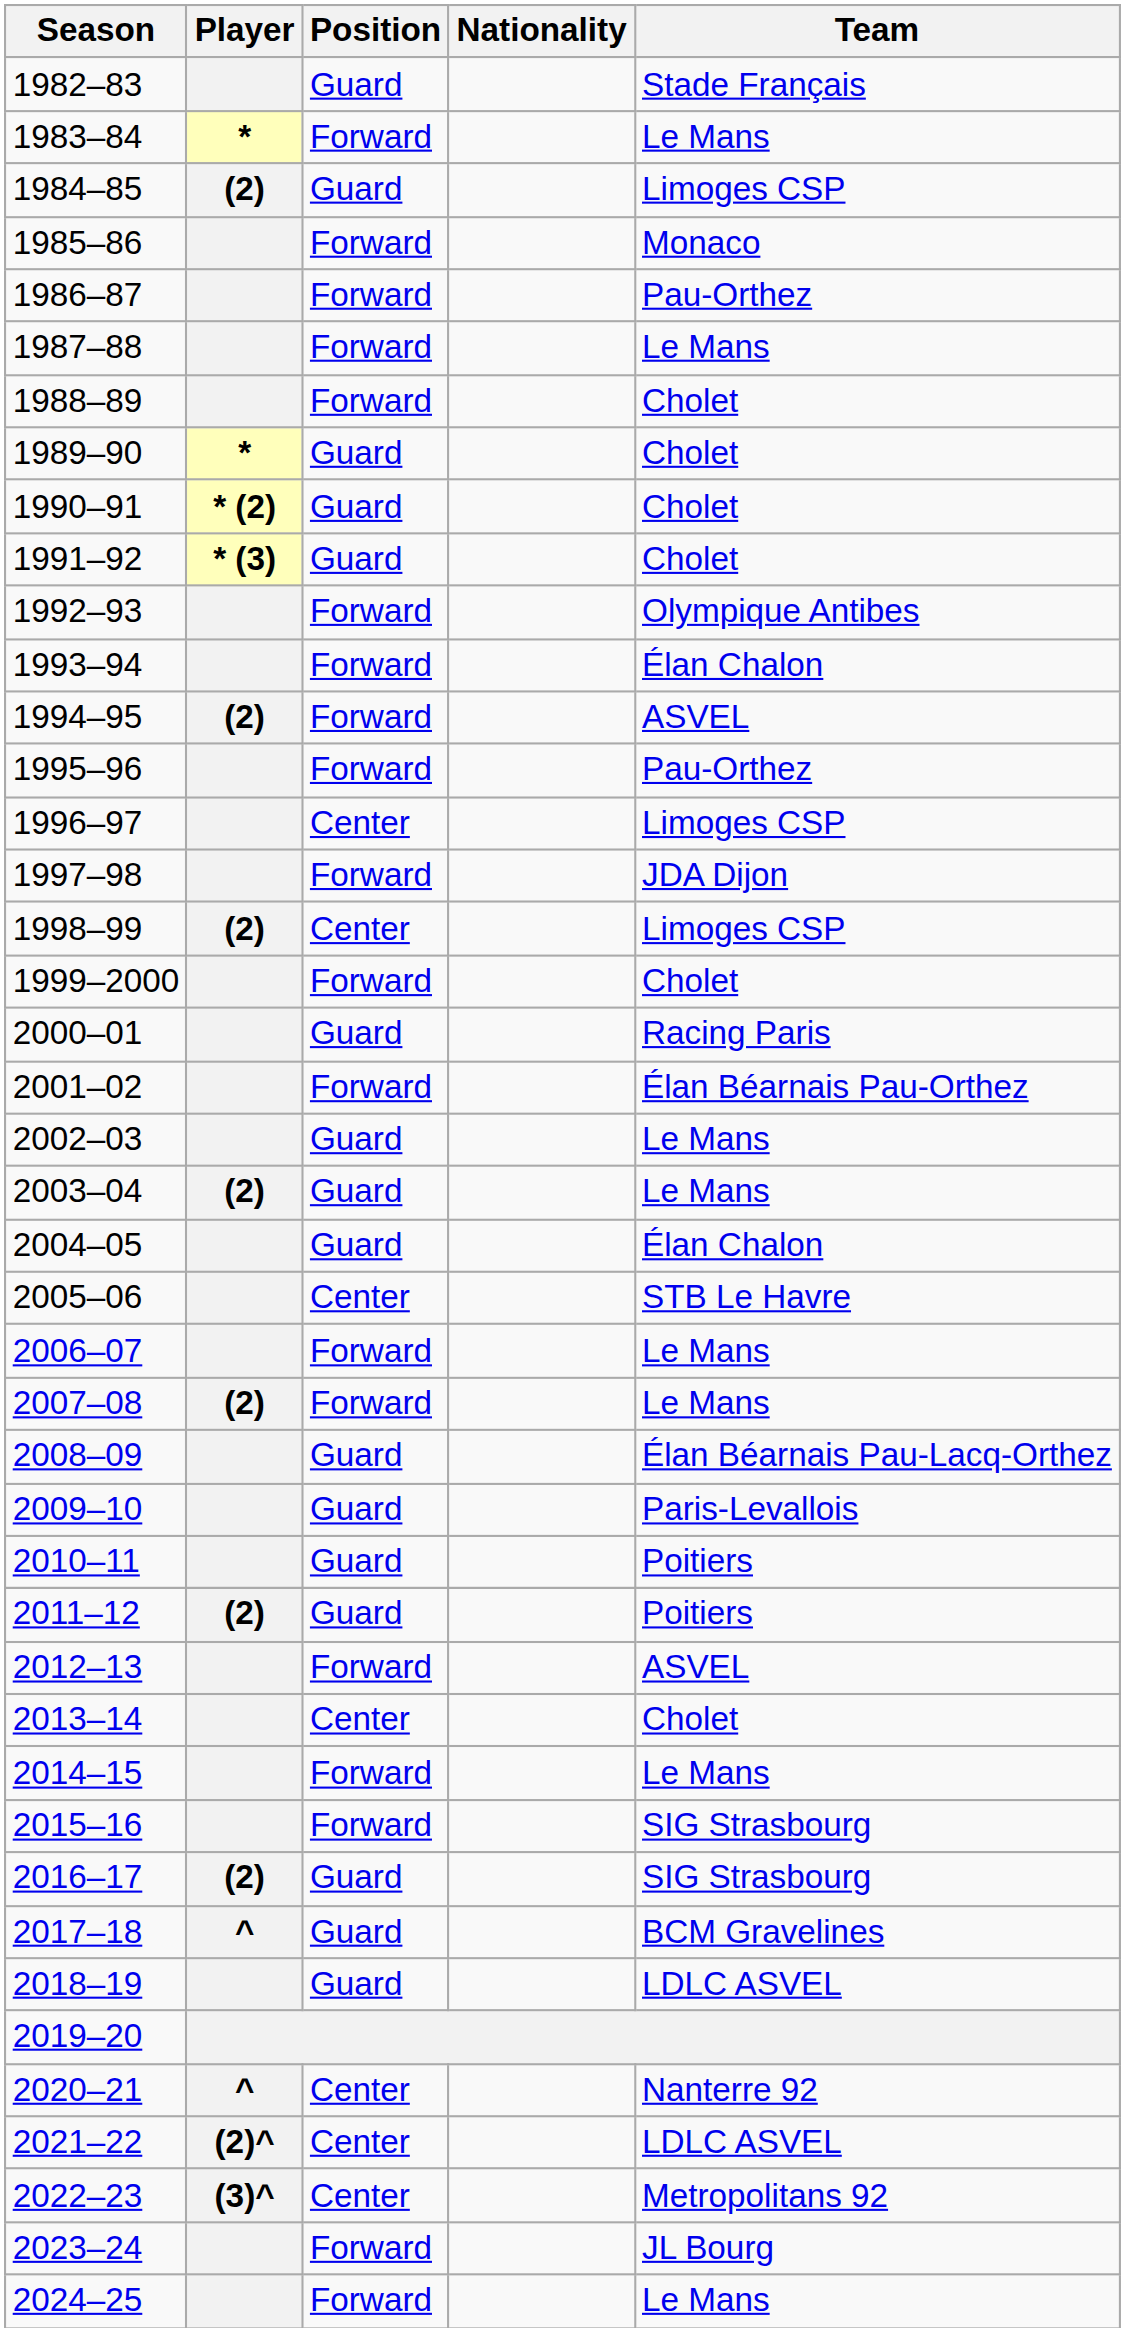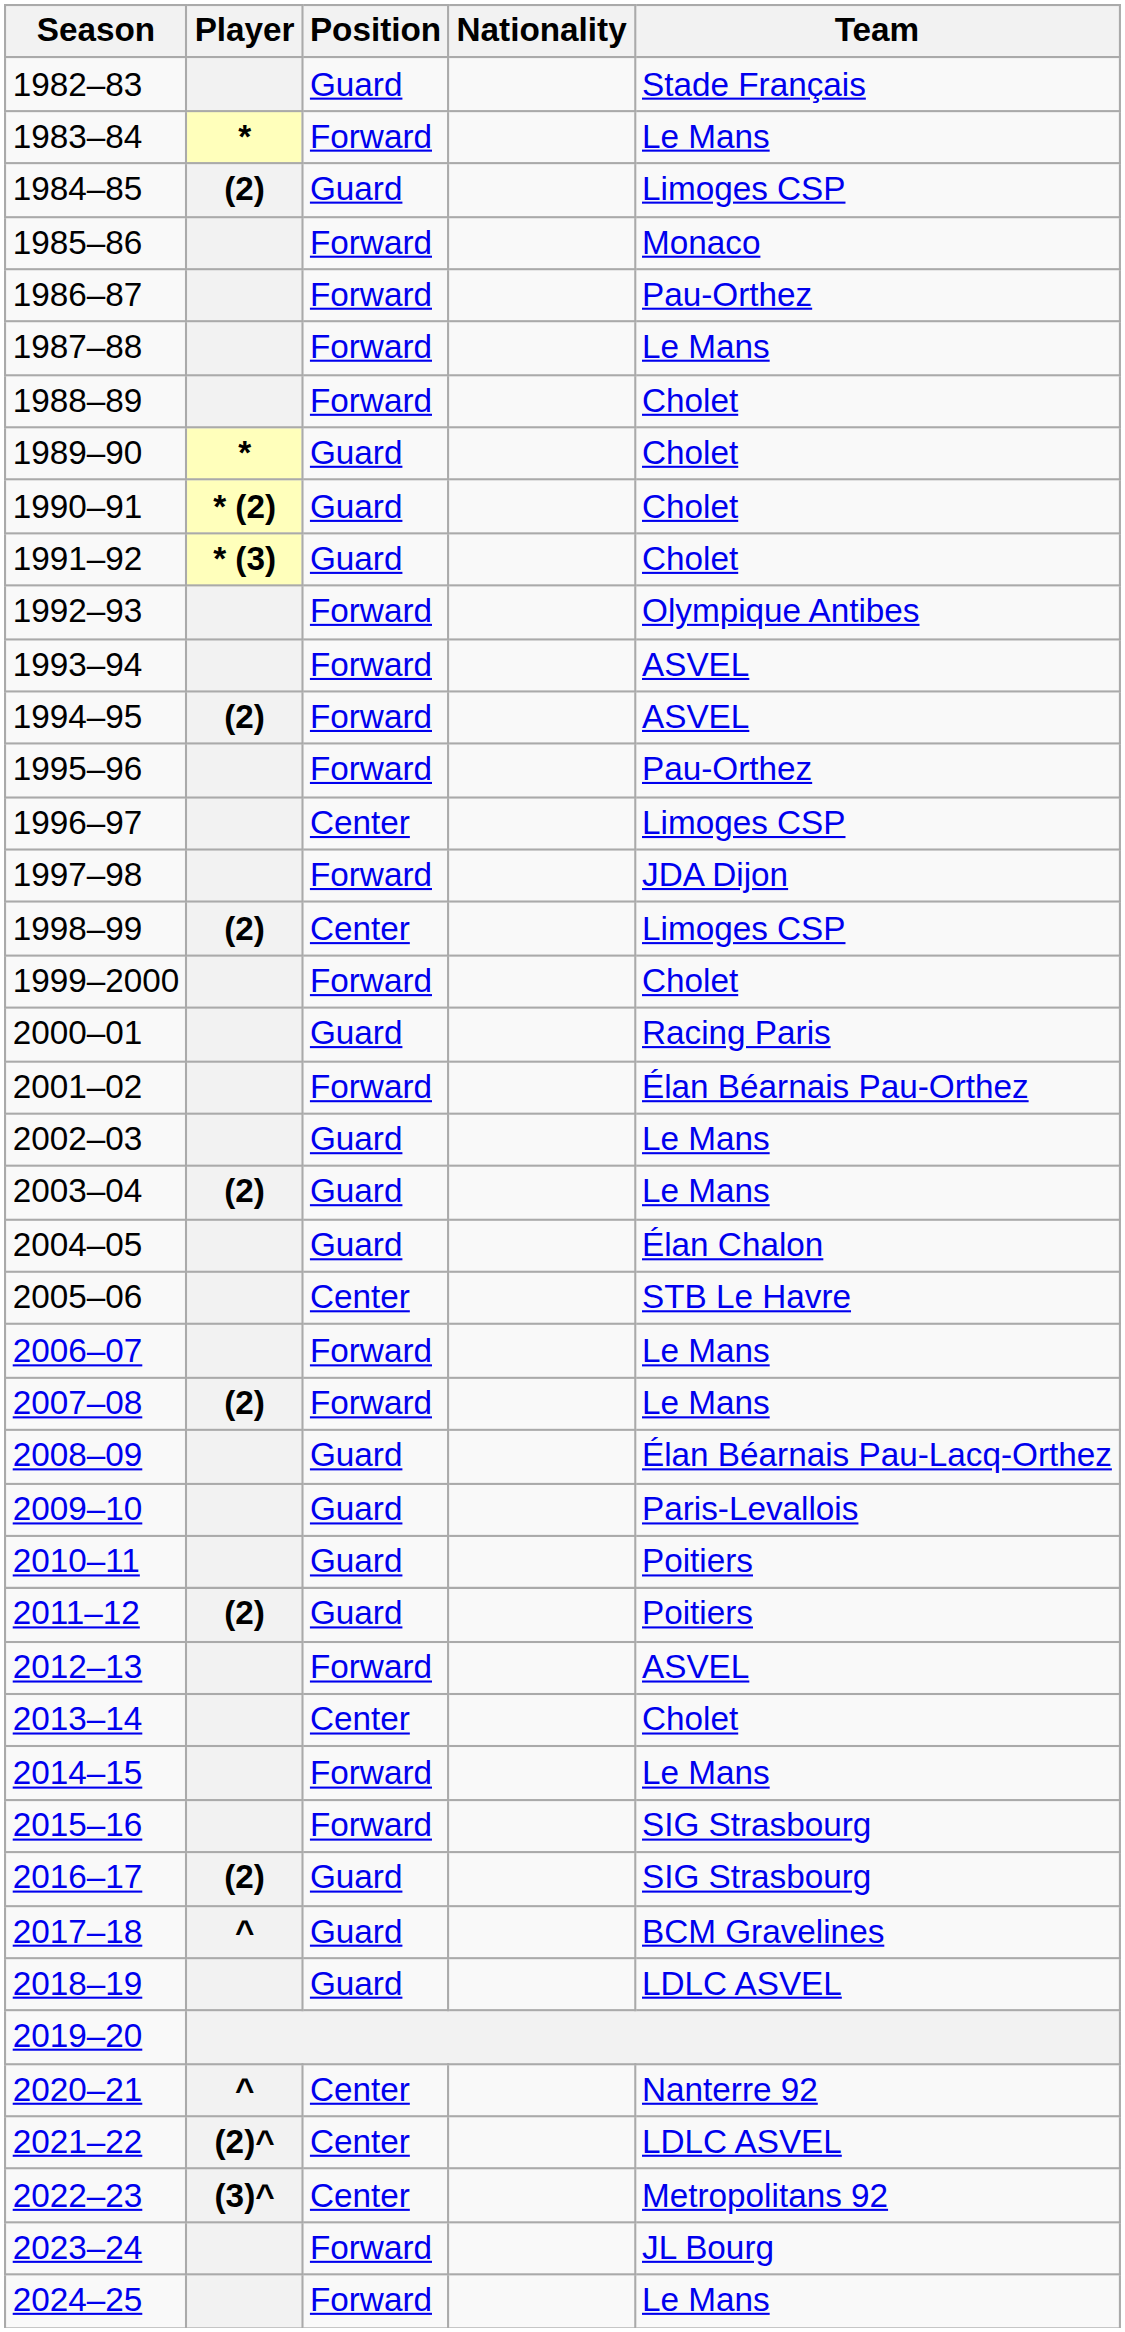(733, 664) Élan Chalon -> (696, 664) ASVEL
